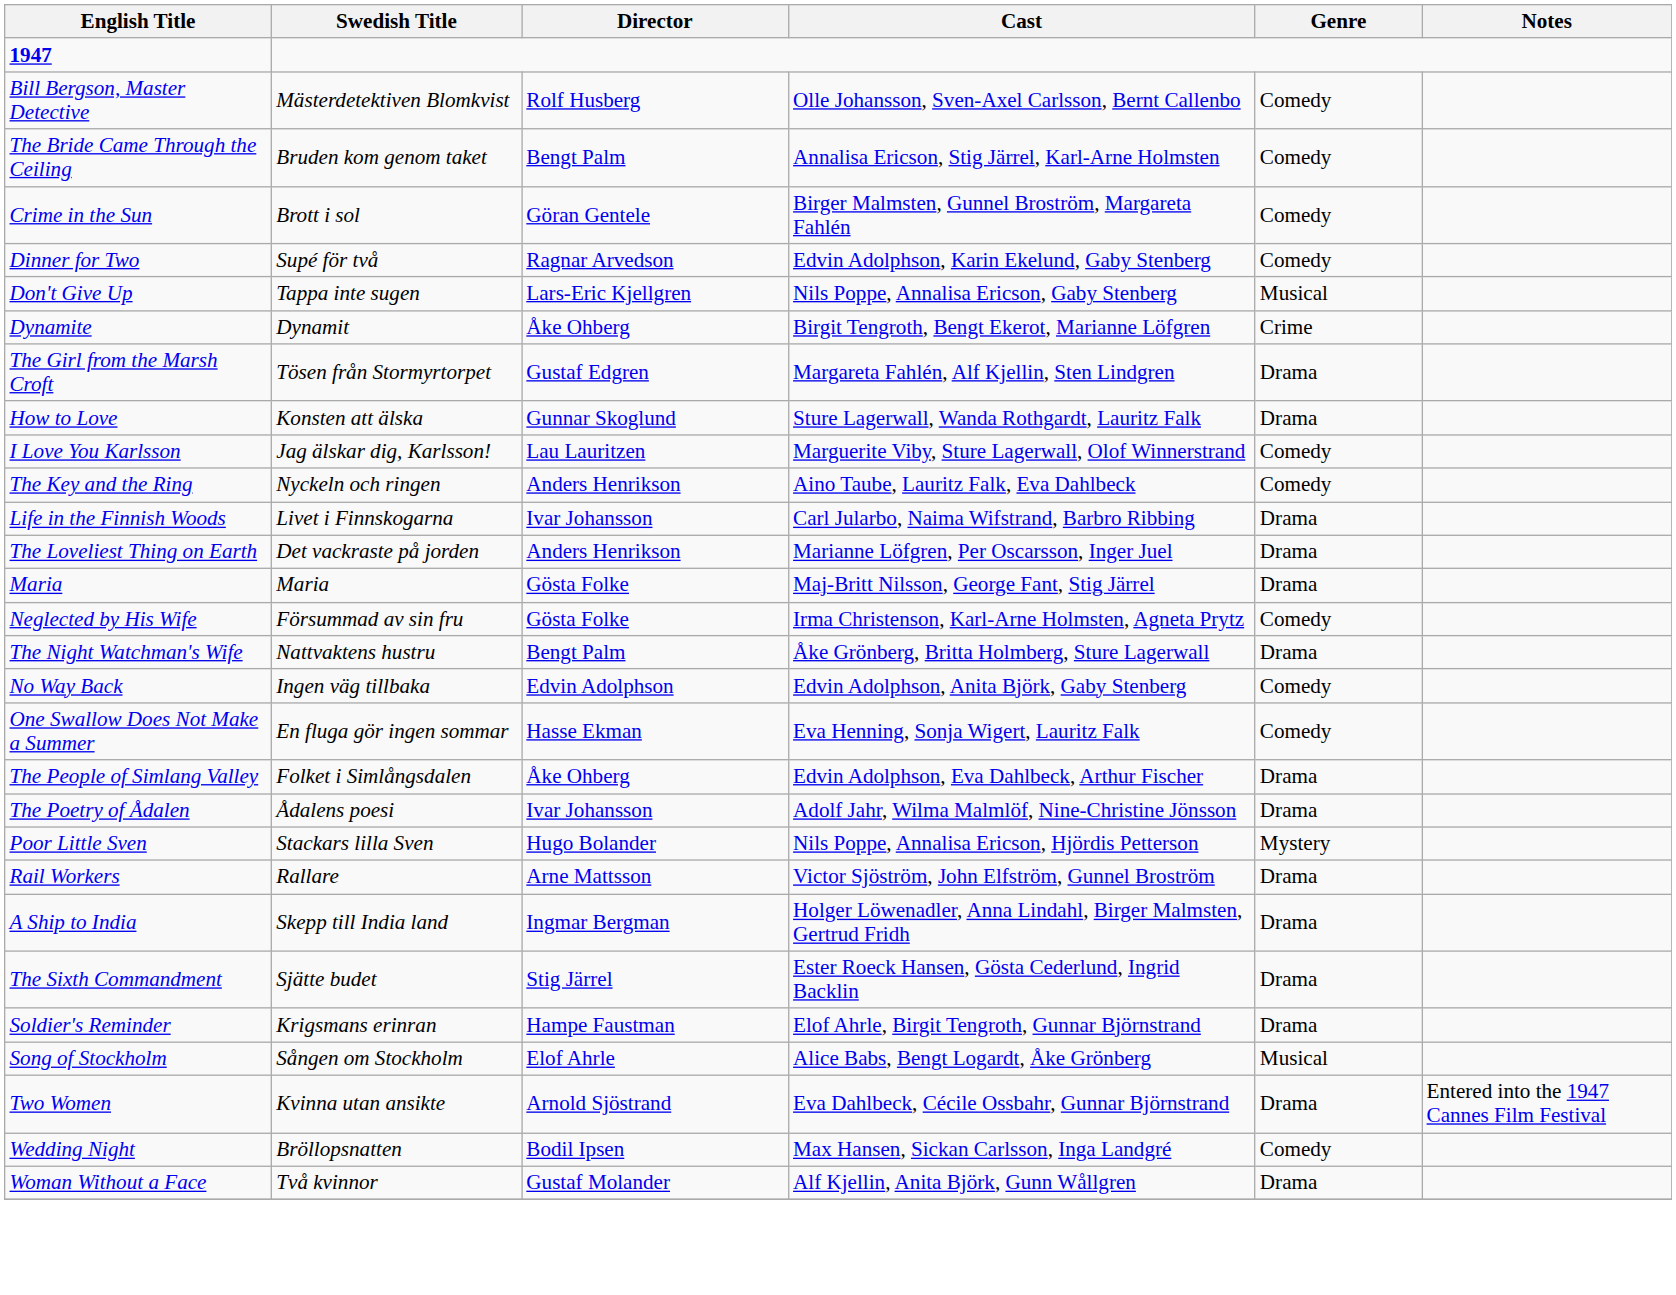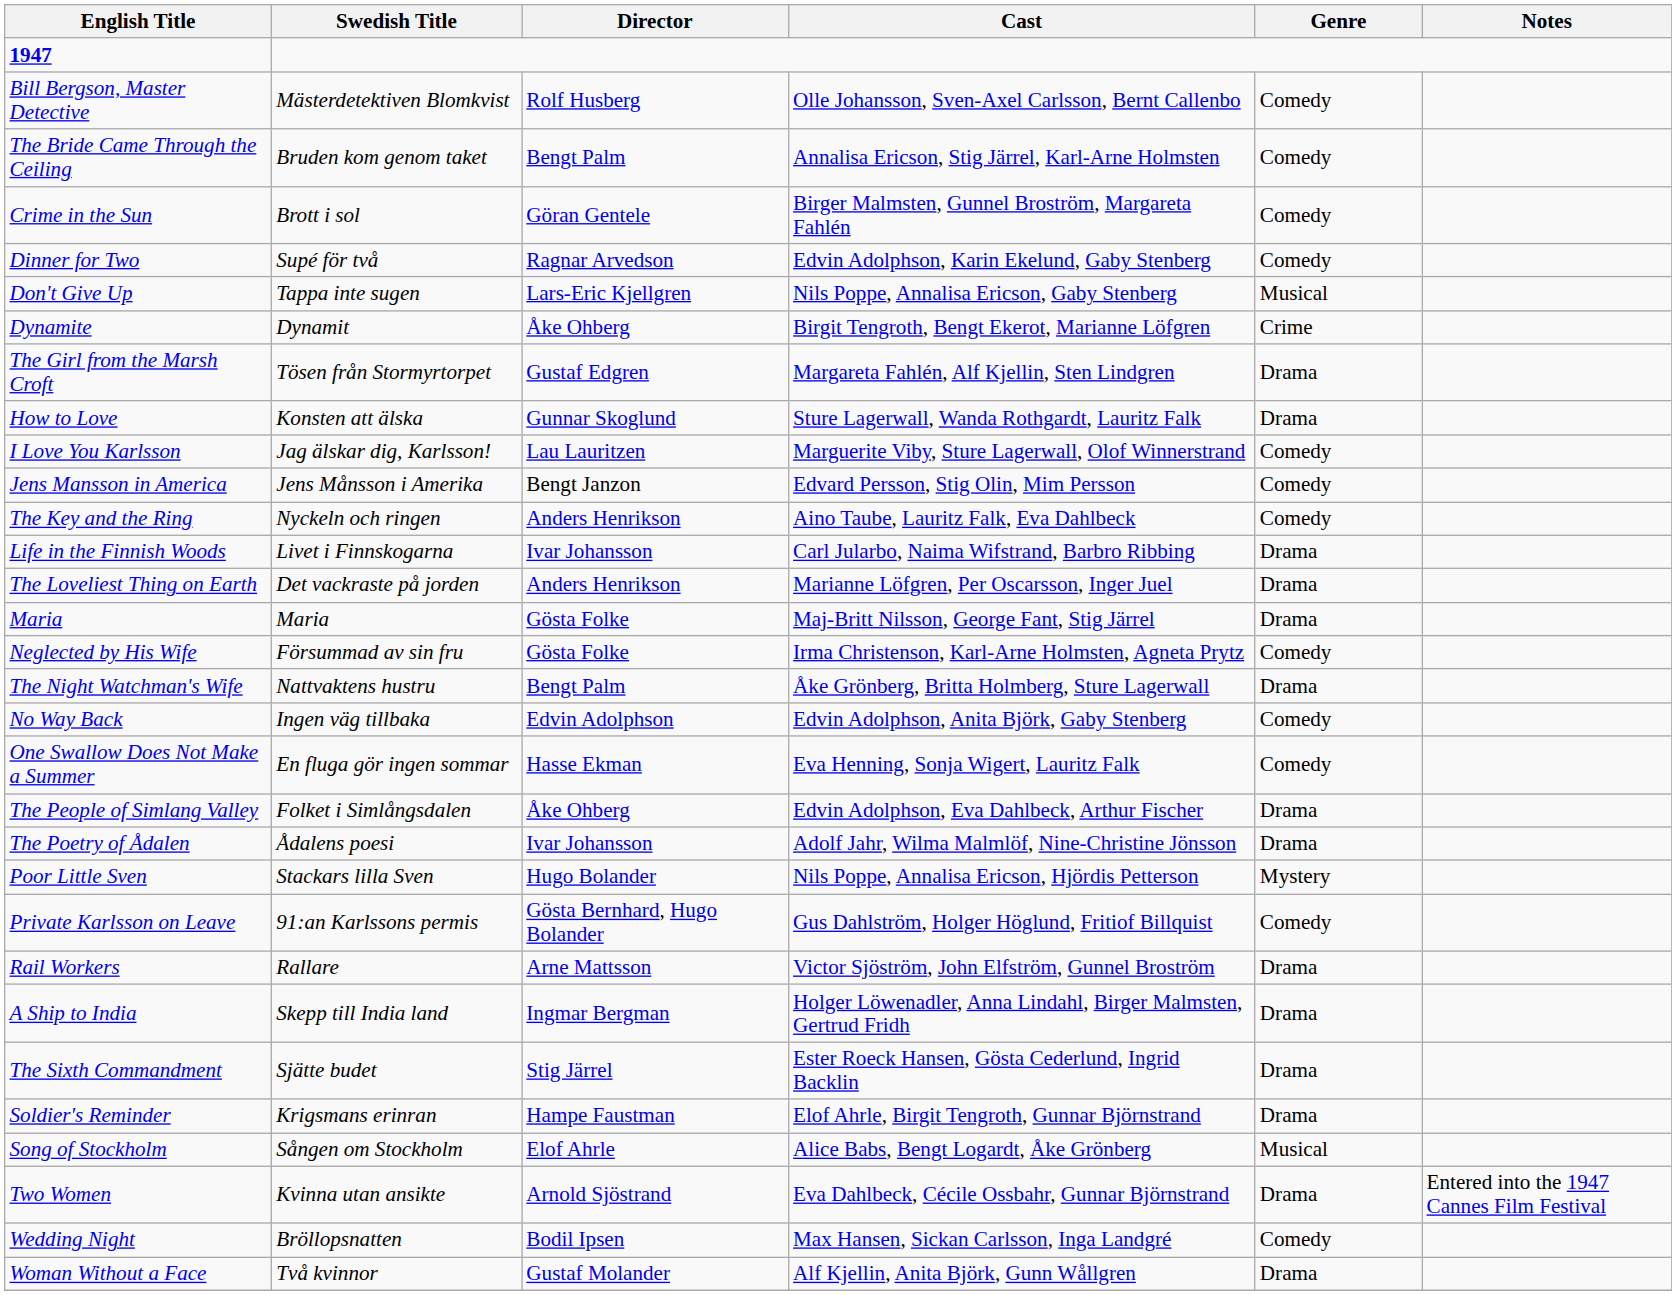+ row: (118, 484)
+ row: (122, 922)
